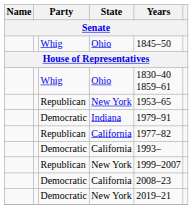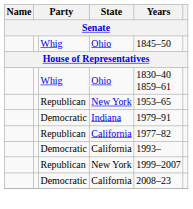- row: (64, 196)
